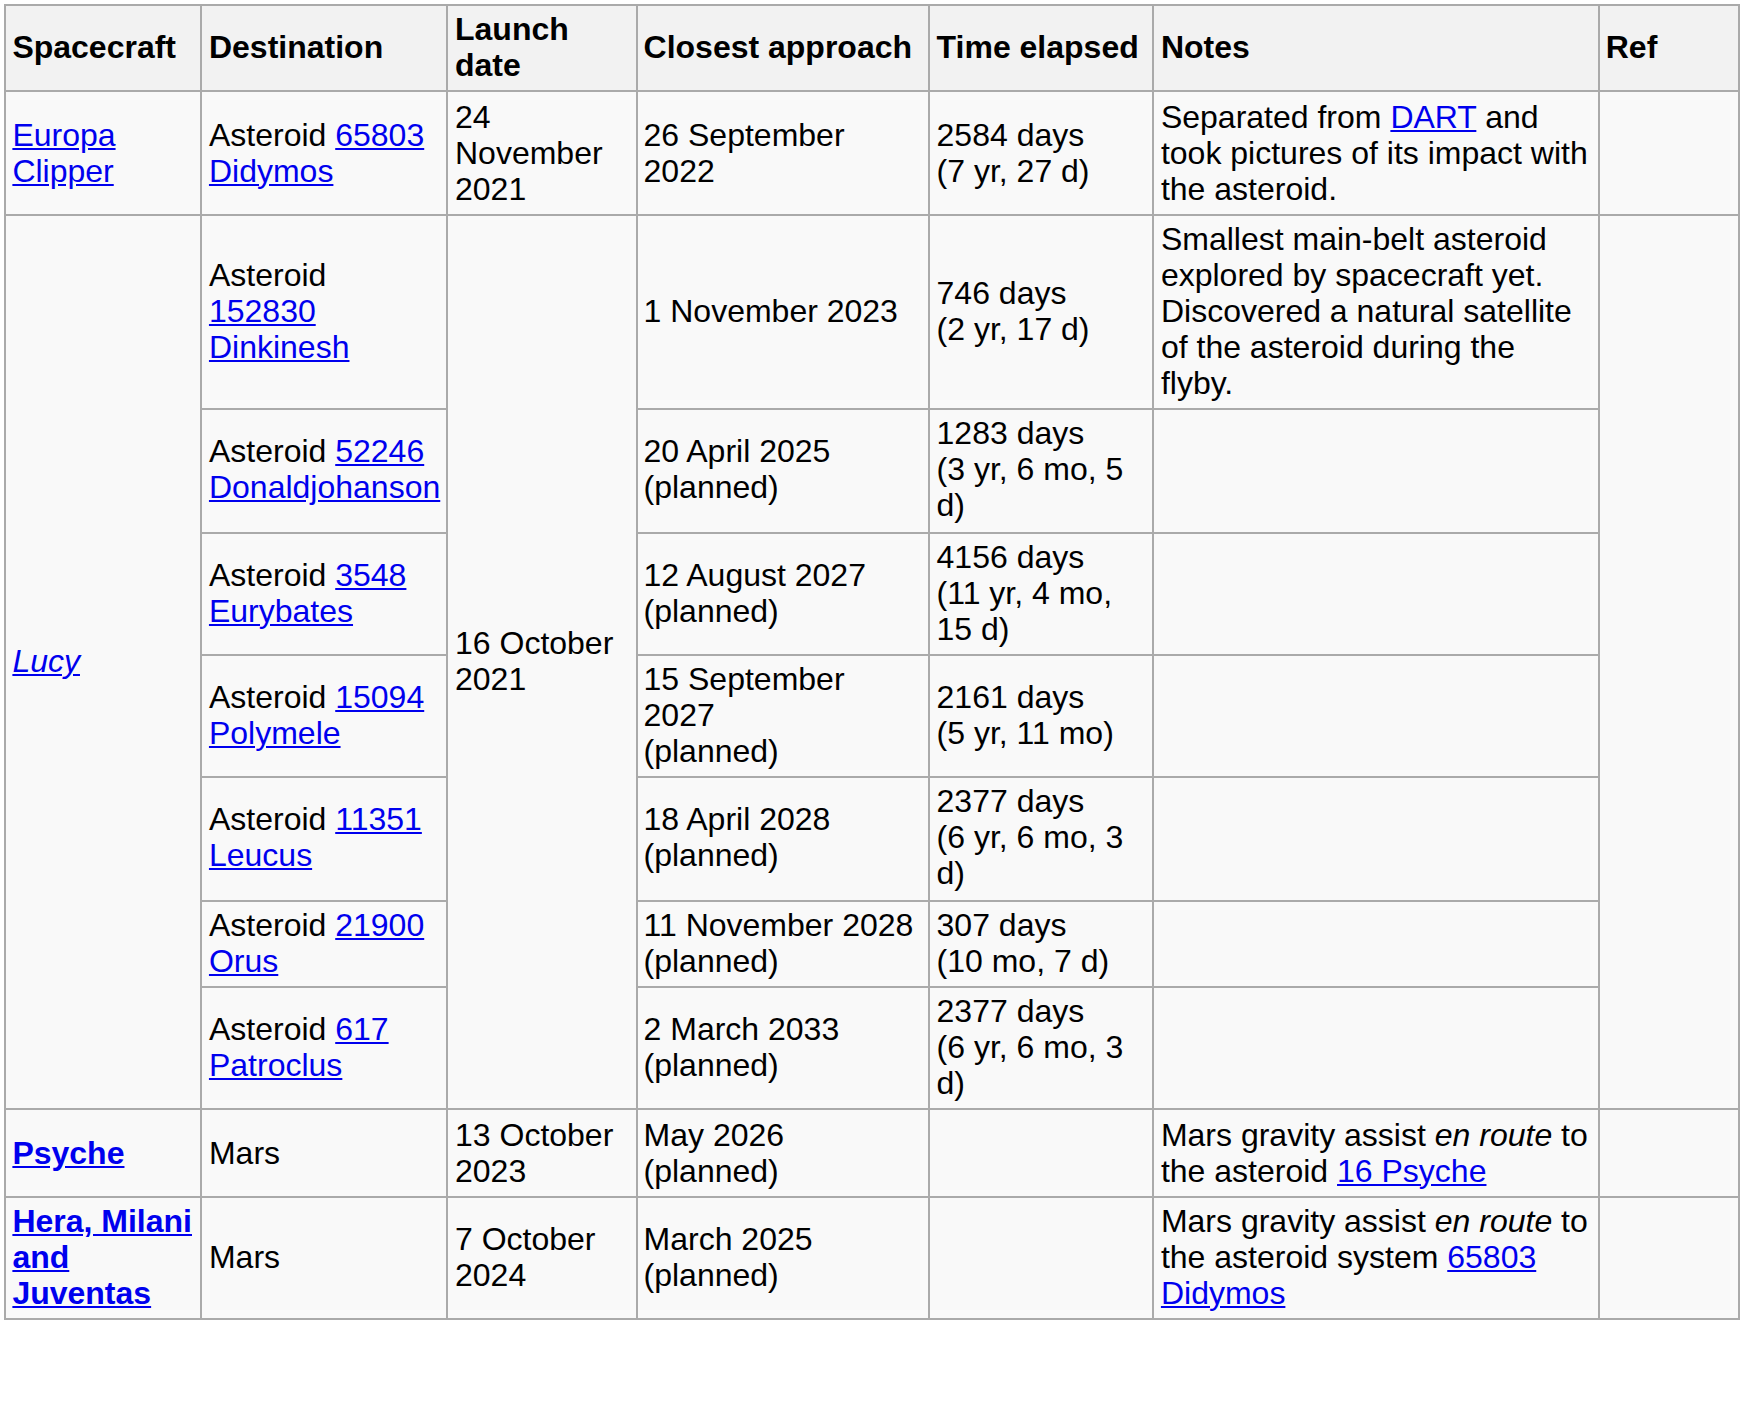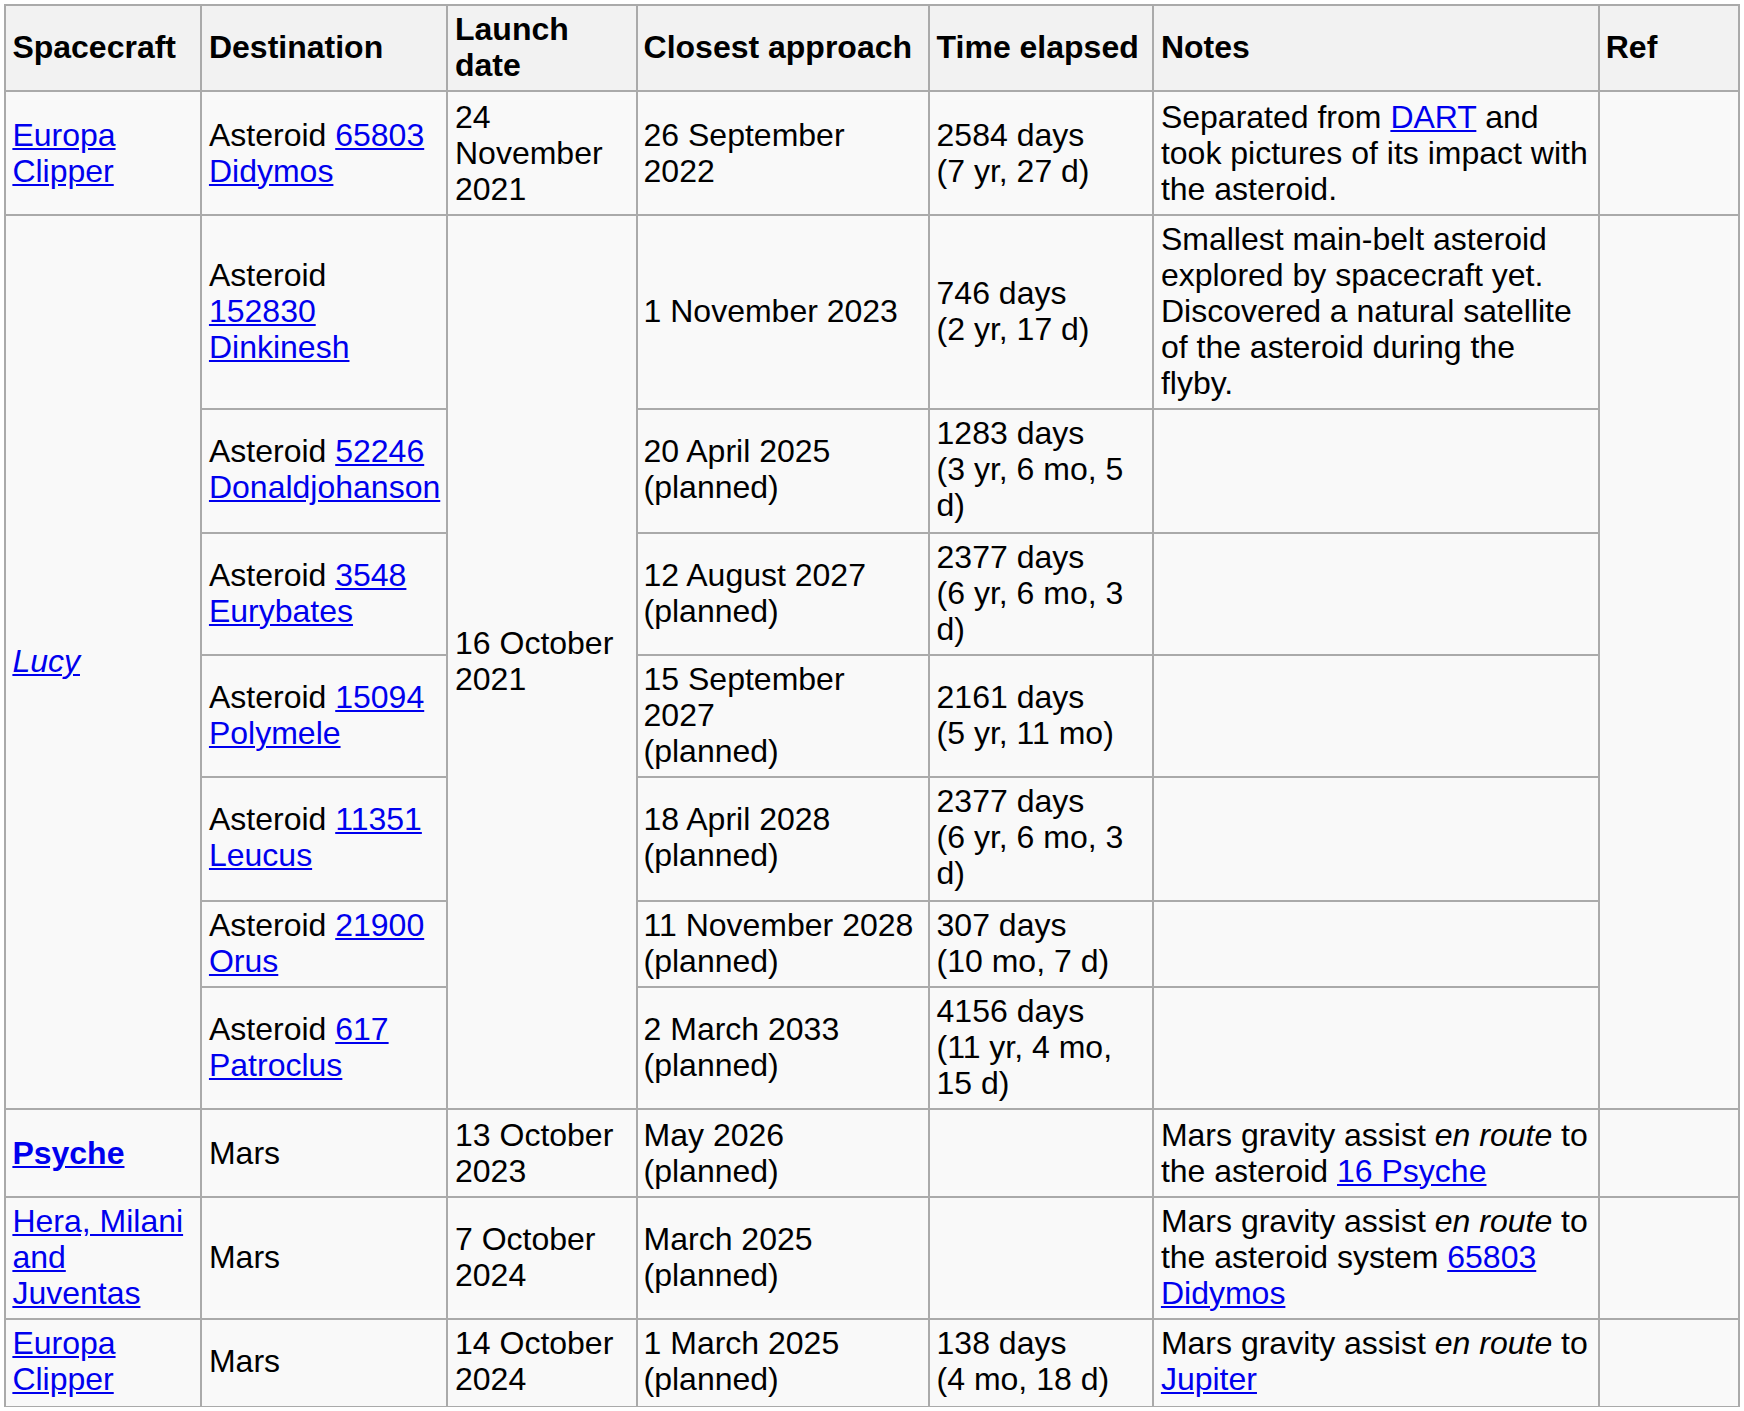(1024, 592) 4156 days (11 yr, 4 mo, 15 d) -> (1030, 592) 2377 days (6 yr, 6 mo, 3 d)
(1030, 1047) 2377 days (6 yr, 6 mo, 3 d) -> (1024, 1047) 4156 days (11 yr, 4 mo, 15 d)
(102, 1257) bold -> (98, 1257) normal
+ row: (741, 1362)
